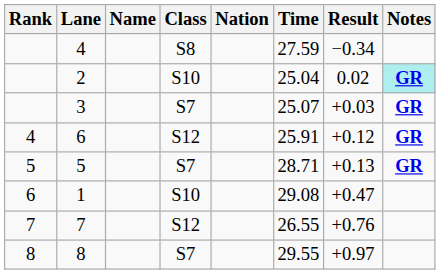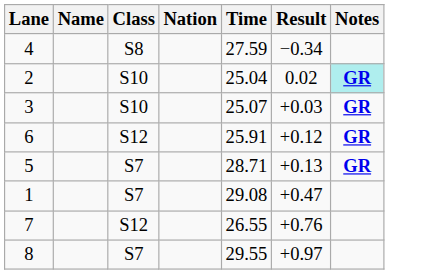- column: (31, 19)
(186, 107) S7 -> (134, 107) S10
(186, 195) S10 -> (134, 195) S7
